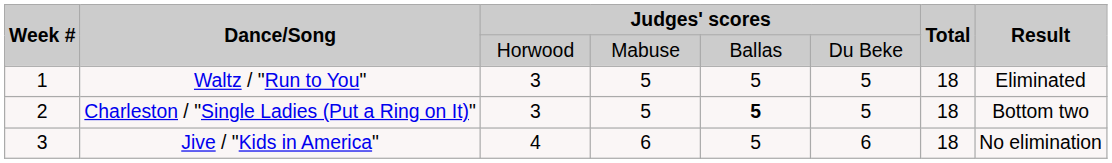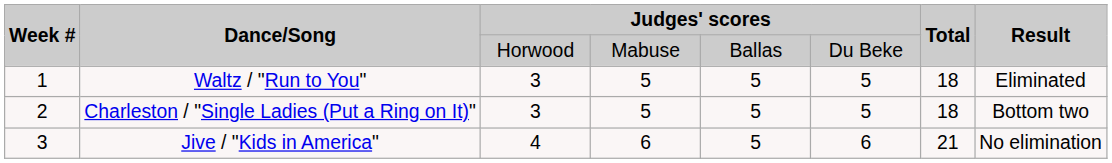(756, 111) bold -> (756, 111) normal
(948, 142) 18 -> (948, 142) 21
